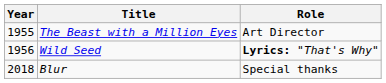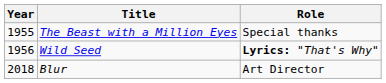(283, 32) Art Director -> (290, 32) Special thanks
(290, 69) Special thanks -> (283, 69) Art Director
